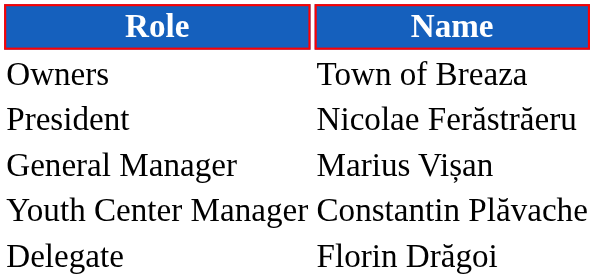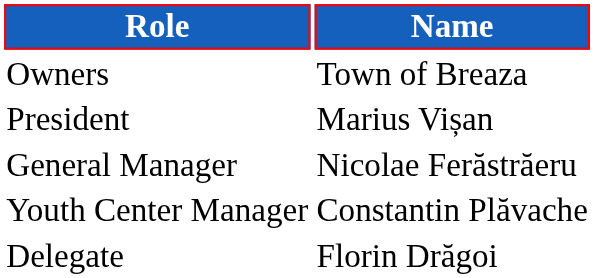(447, 119) Nicolae Ferăstrăeru -> (405, 119) Marius Vișan
(405, 165) Marius Vișan -> (447, 165) Nicolae Ferăstrăeru
